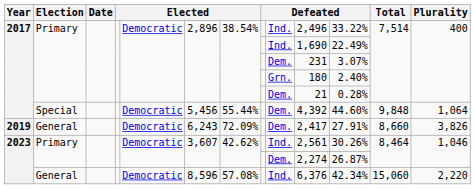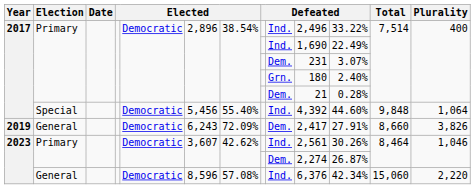(240, 110) 55.44% -> (240, 110) 55.40%
(280, 110) Dem. -> (280, 110) Ind.
